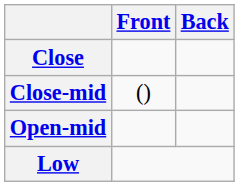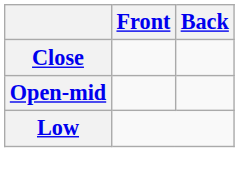- row: (58, 92)
